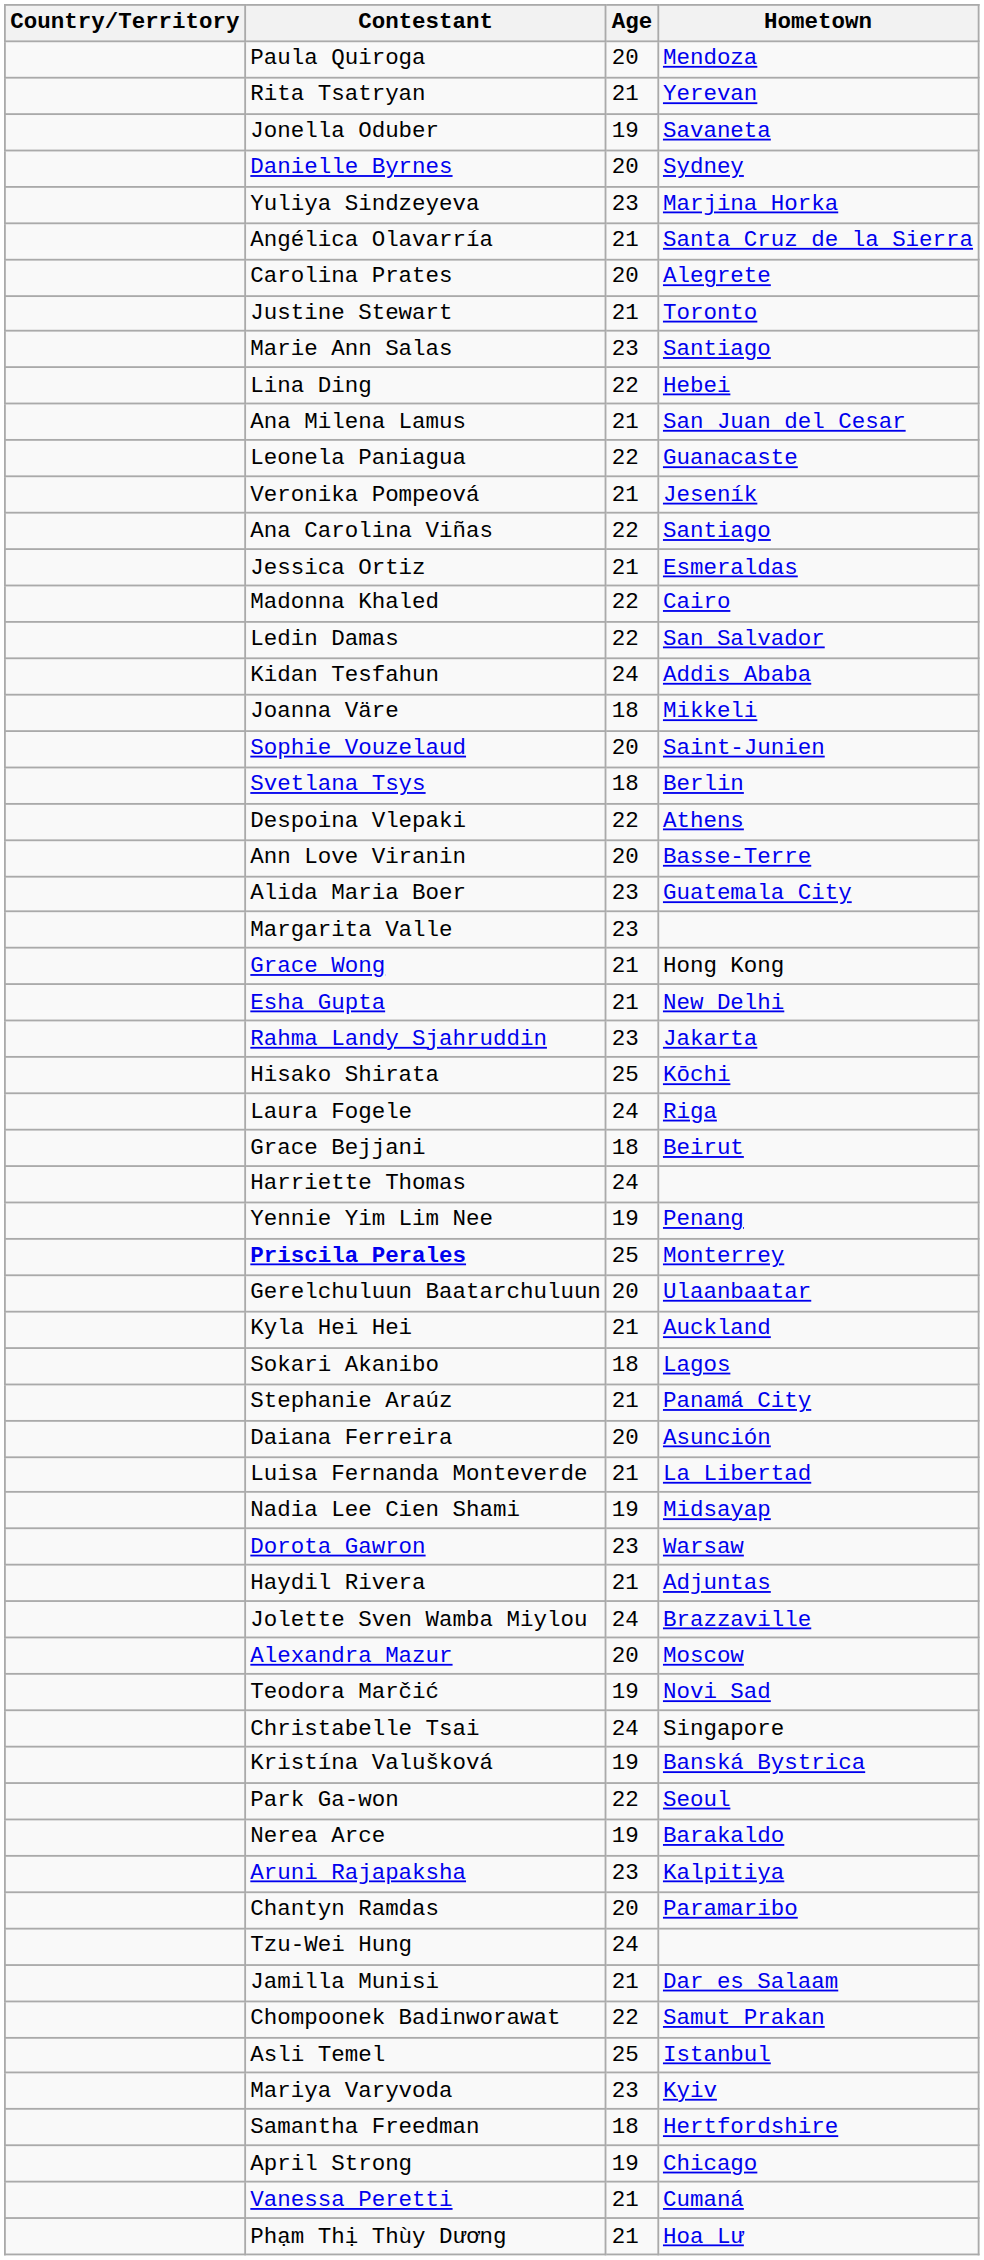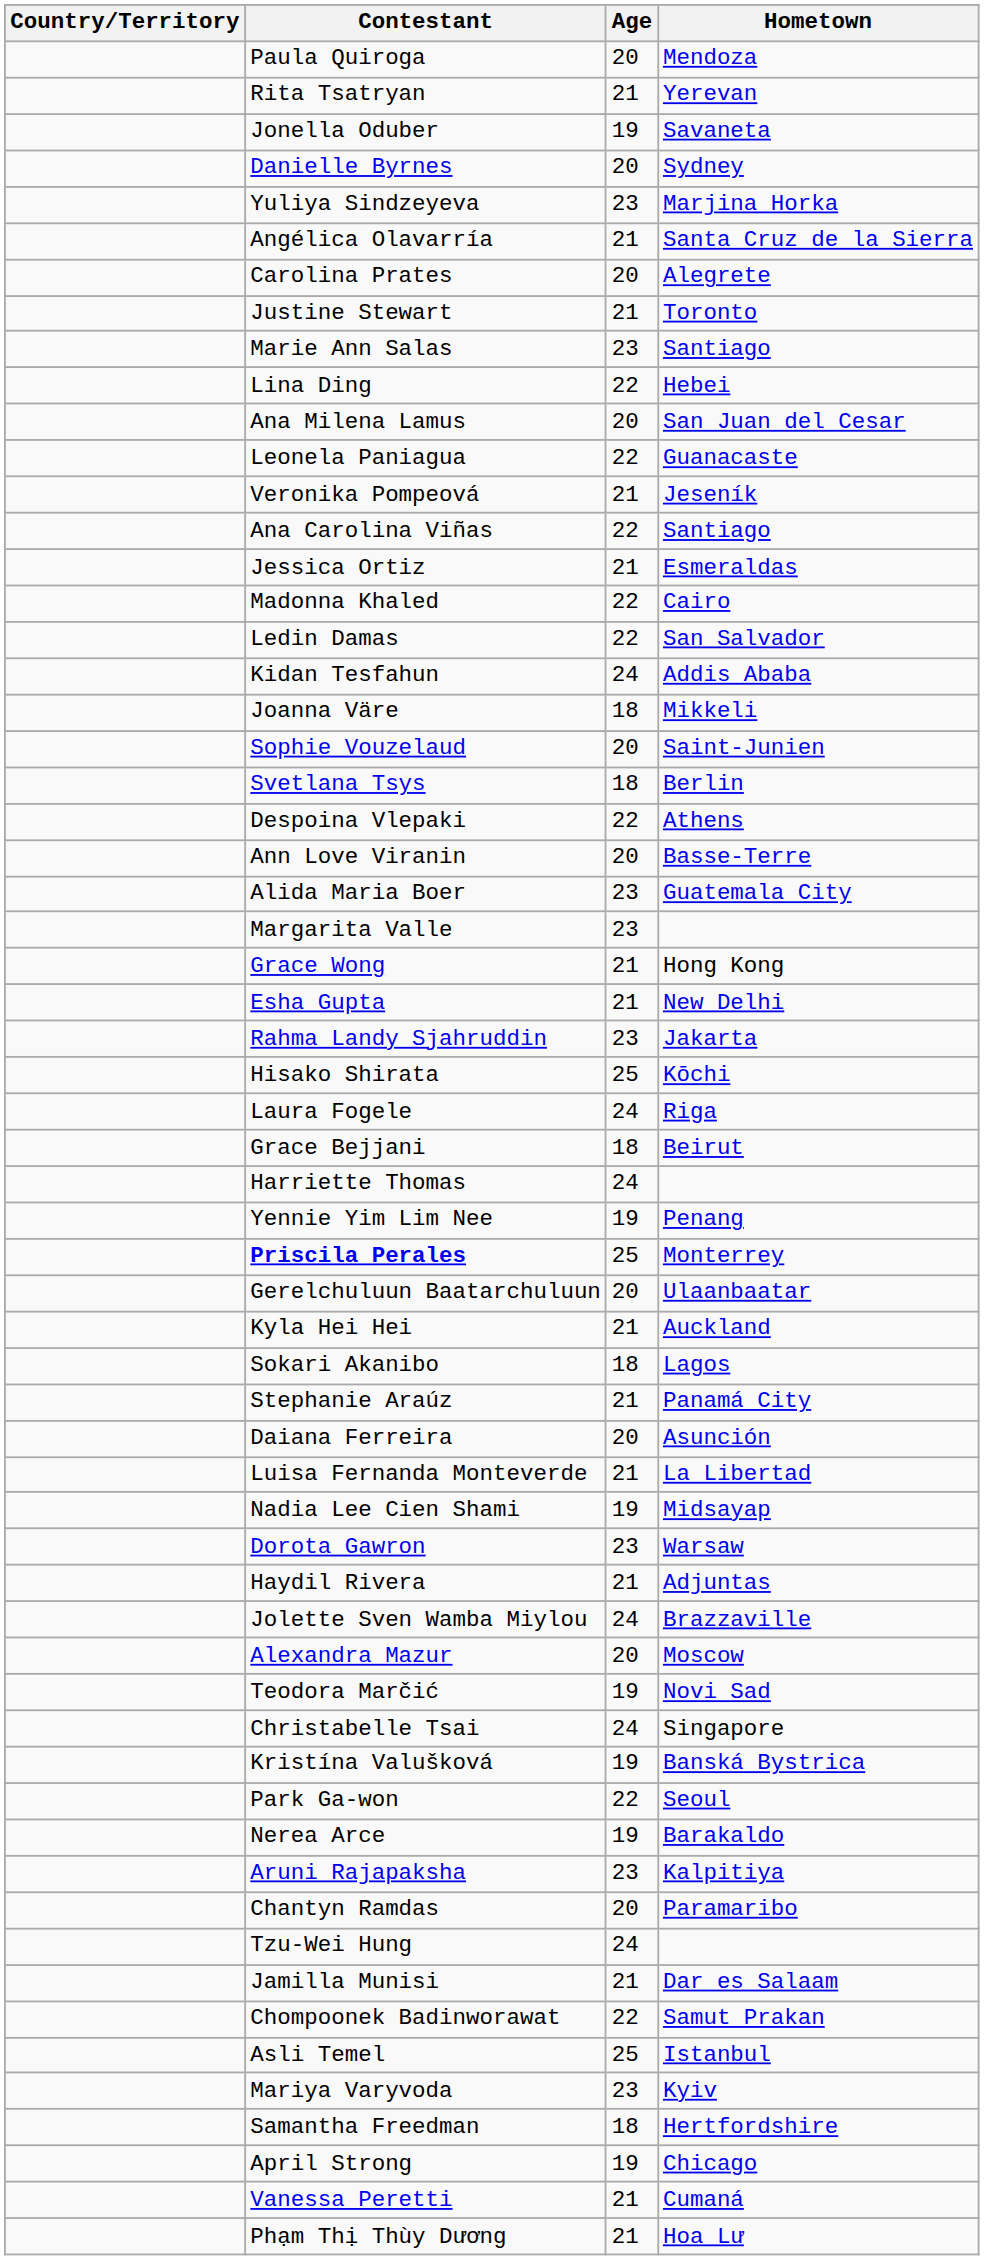(625, 423) 21 -> (625, 423) 20
